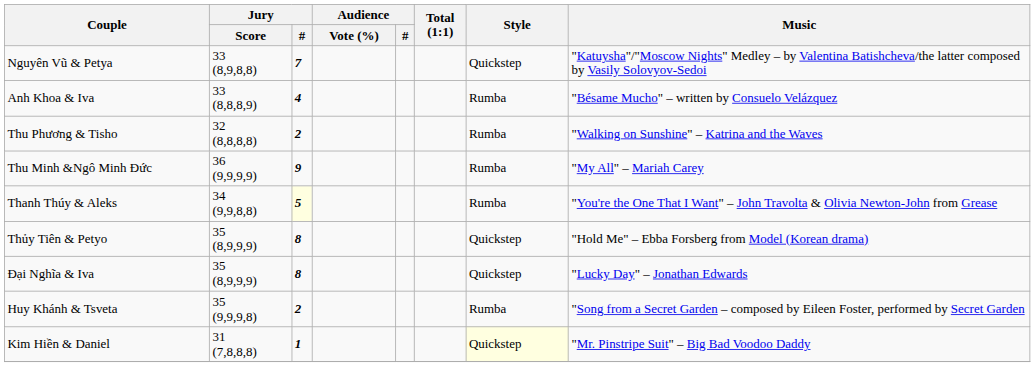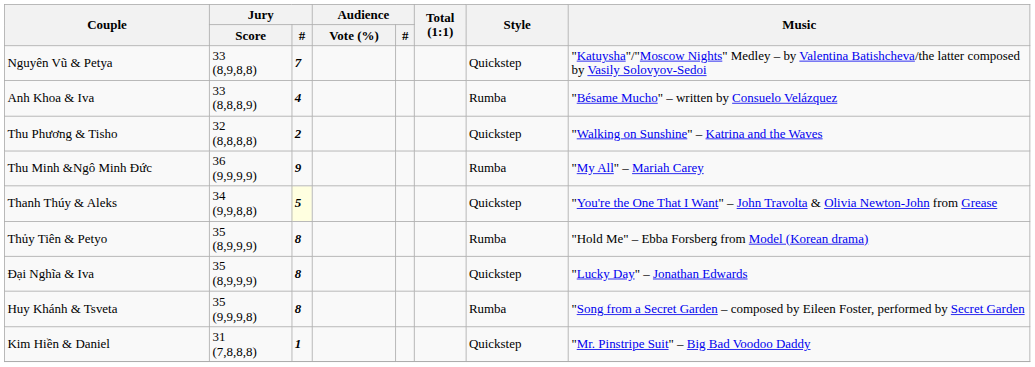(488, 133) Rumba -> (495, 133) Quickstep
(488, 203) Rumba -> (495, 203) Quickstep
(495, 238) Quickstep -> (488, 238) Rumba
(298, 309) 2 -> (298, 309) 8
(495, 344) lightyellow background -> (495, 344) no background
